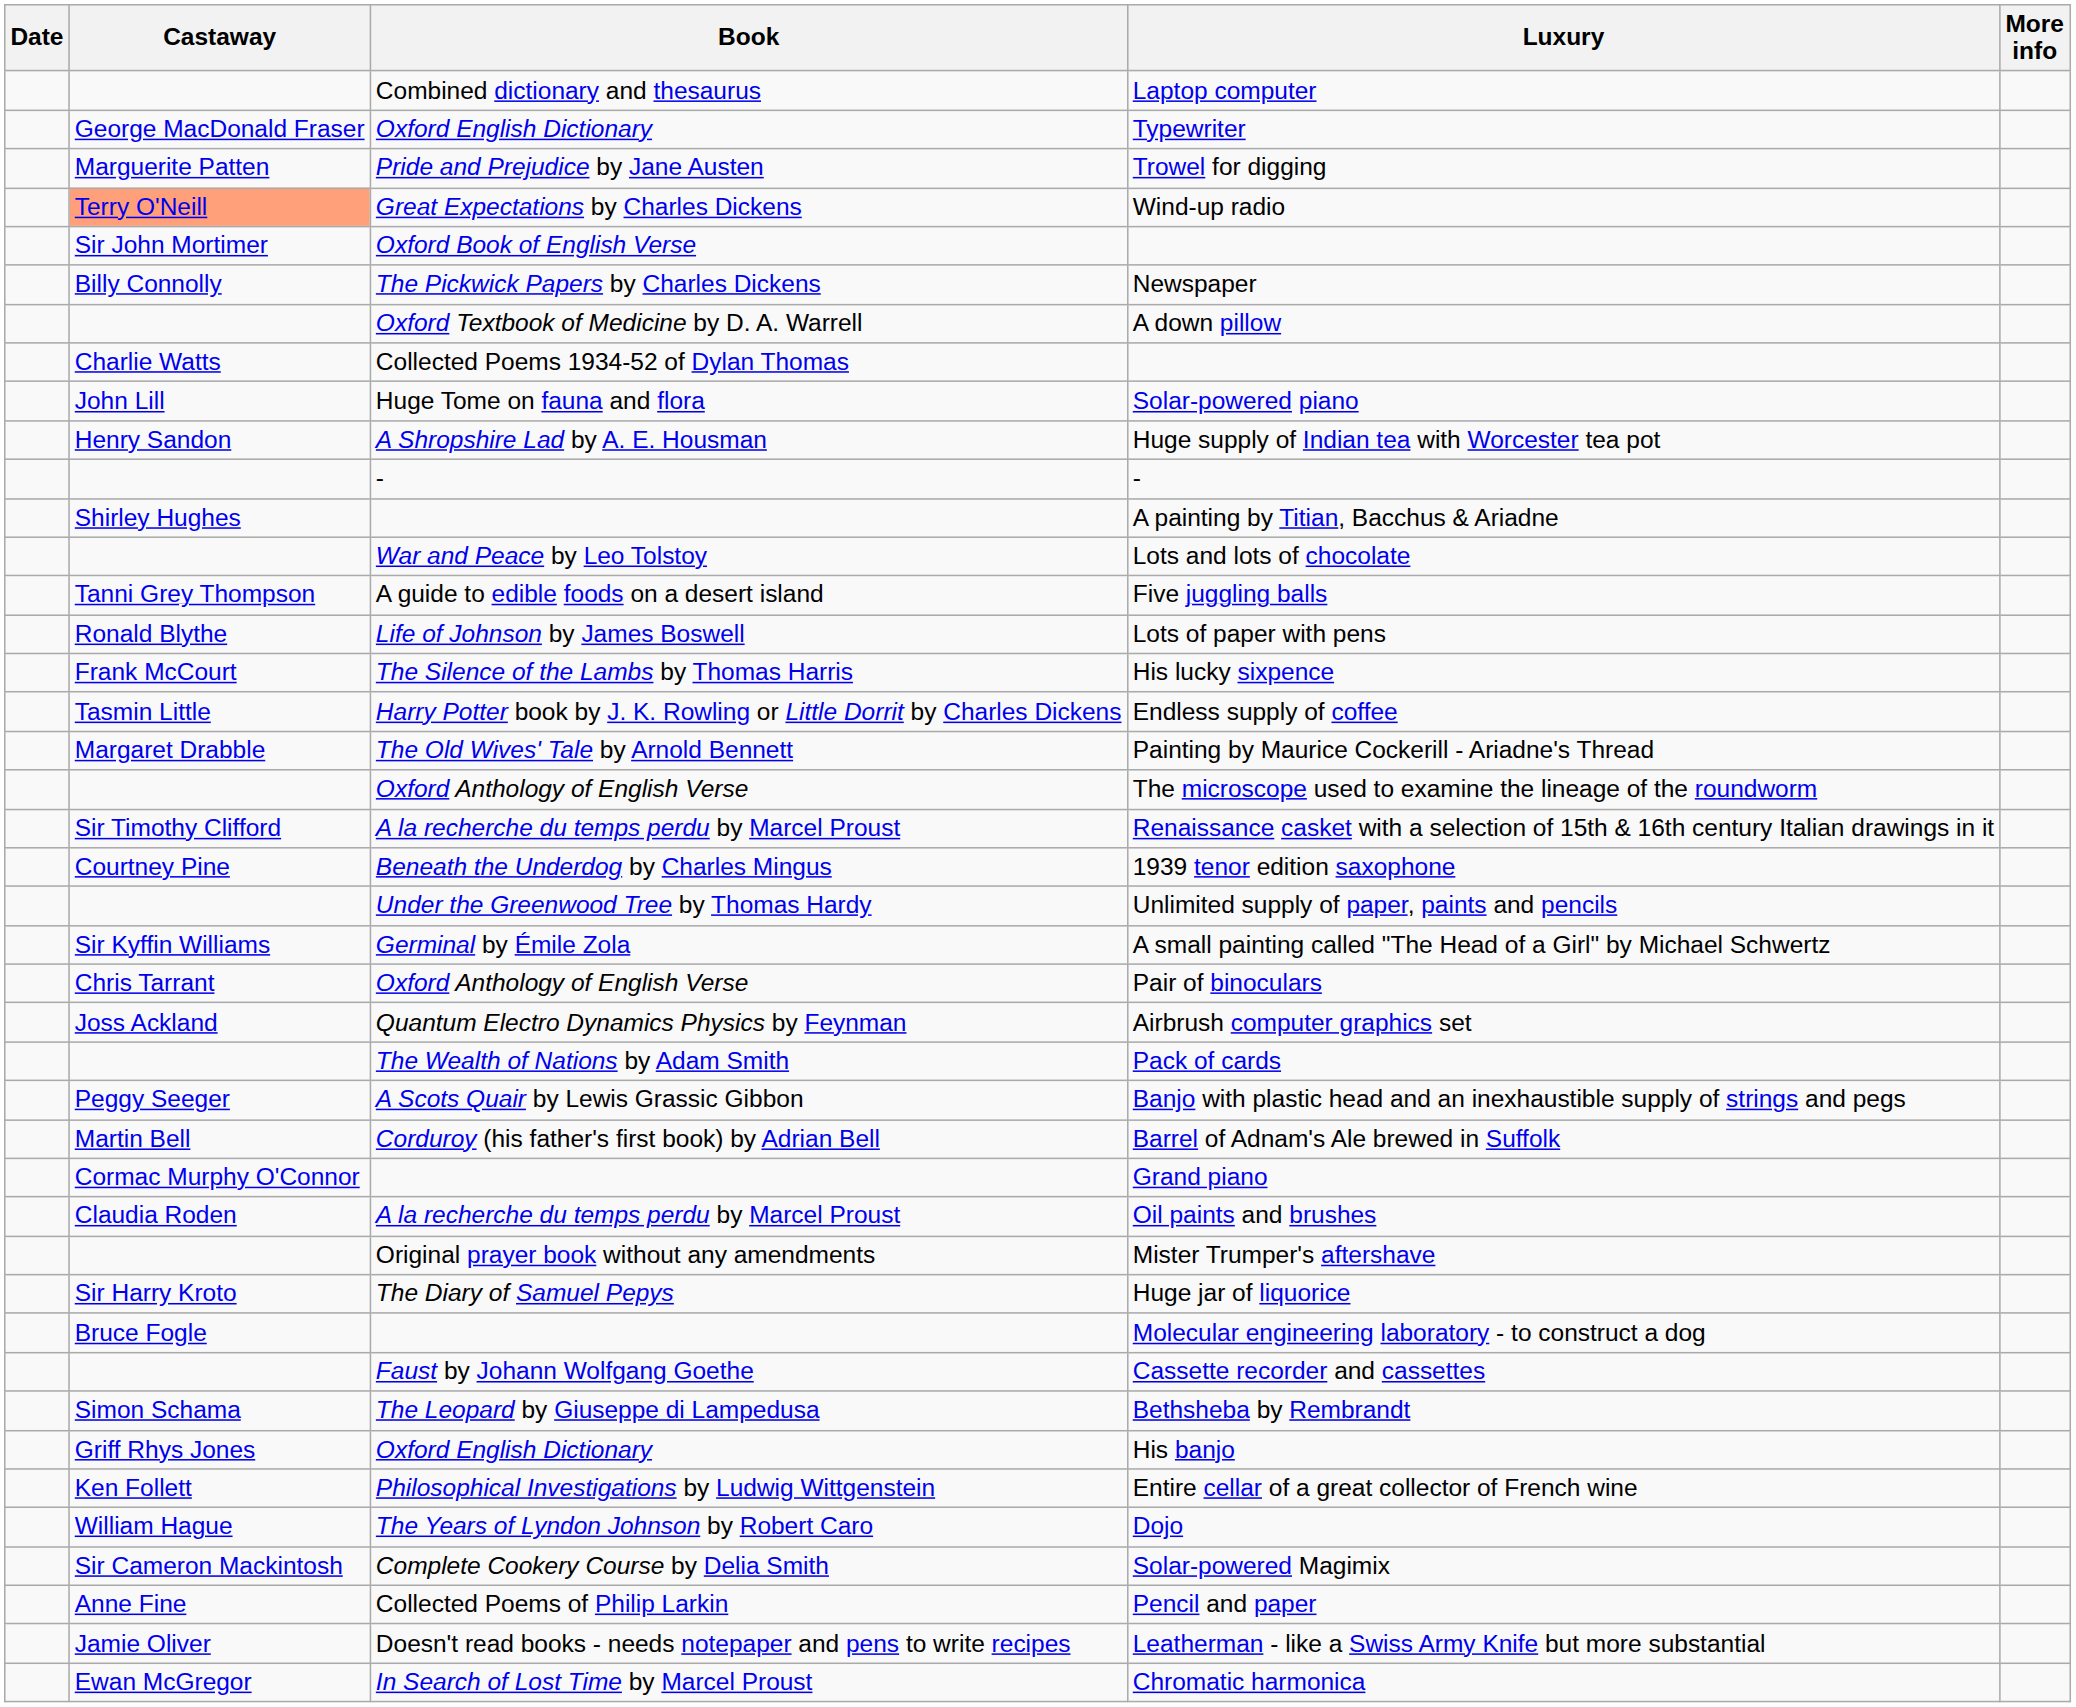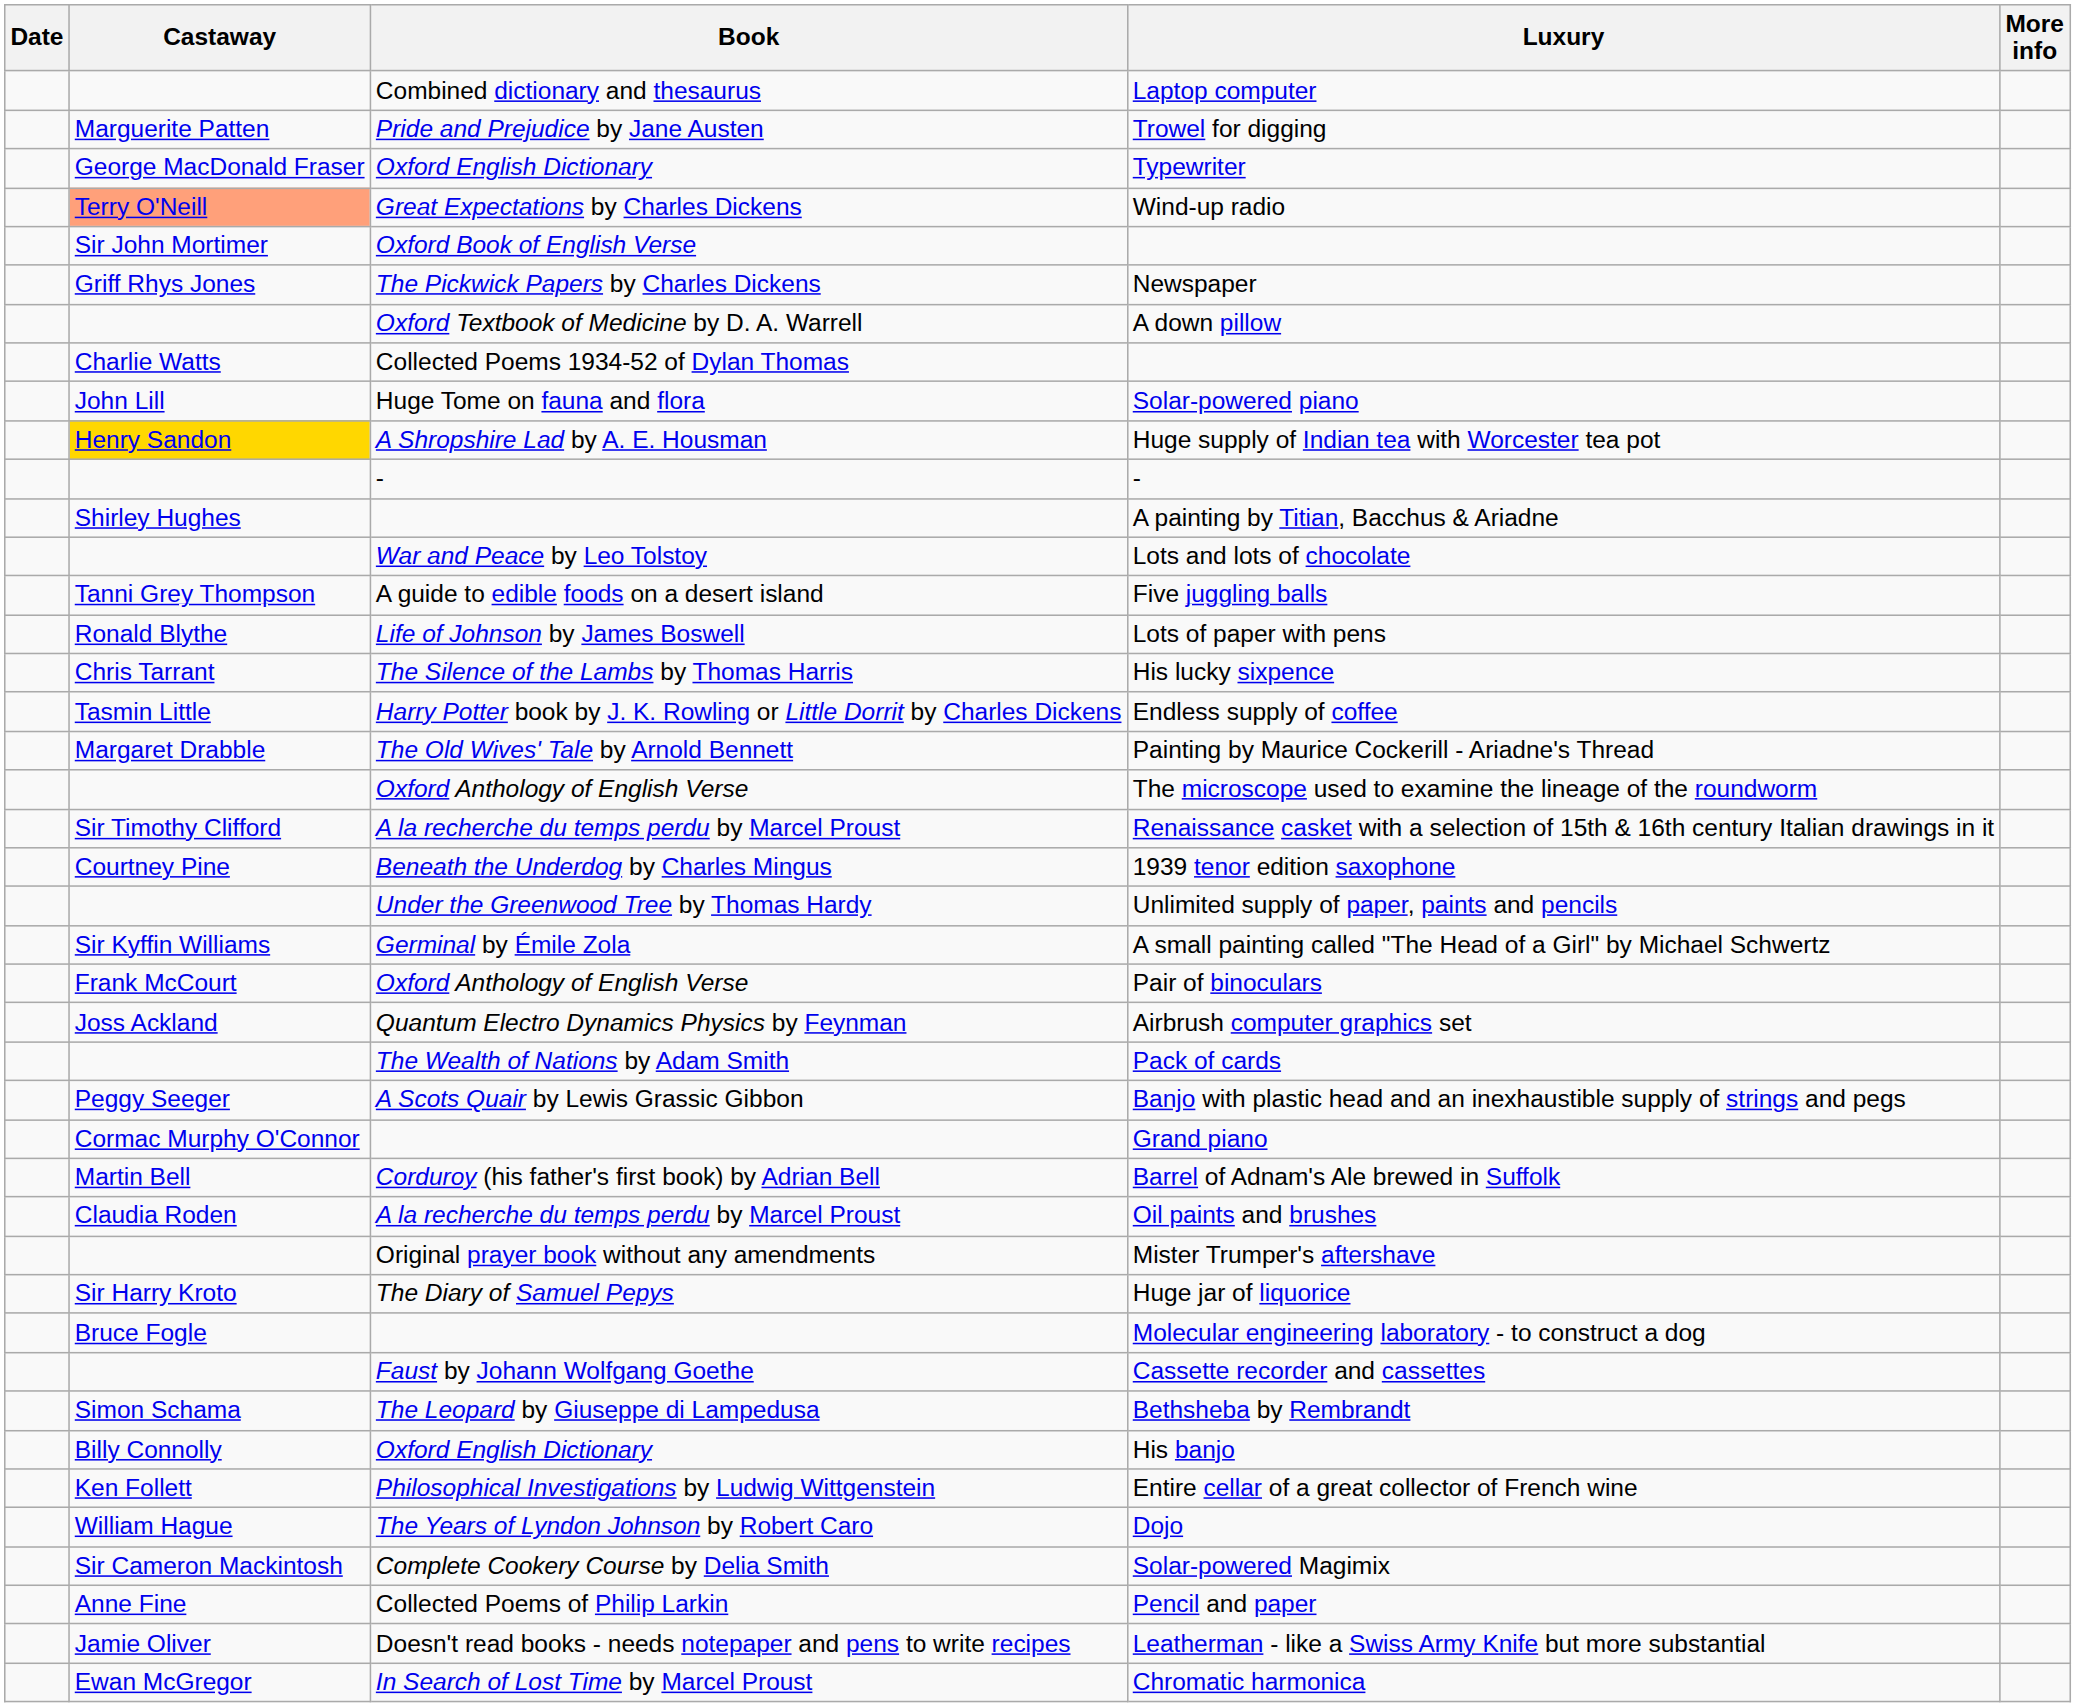rows swapped: (514, 129) <-> (570, 167)
(148, 284) Billy Connolly -> (165, 284) Griff Rhys Jones
(153, 439) no background -> (153, 439) gold background
(156, 672) Frank McCourt -> (145, 672) Chris Tarrant
(145, 983) Chris Tarrant -> (156, 983) Frank McCourt
rows swapped: (628, 1138) <-> (749, 1178)
(165, 1449) Griff Rhys Jones -> (148, 1449) Billy Connolly
